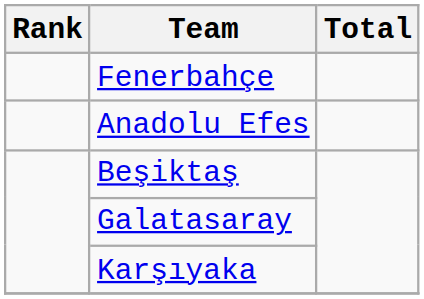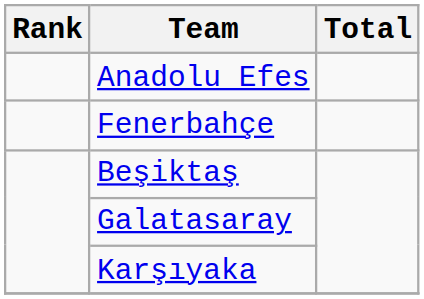rows swapped: (186, 77) <-> (203, 125)
